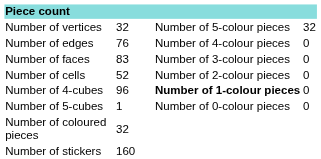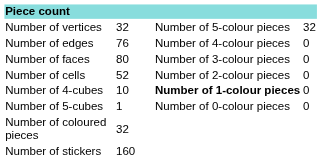(122, 59) 83 -> (122, 59) 80
(122, 90) 96 -> (122, 90) 10
